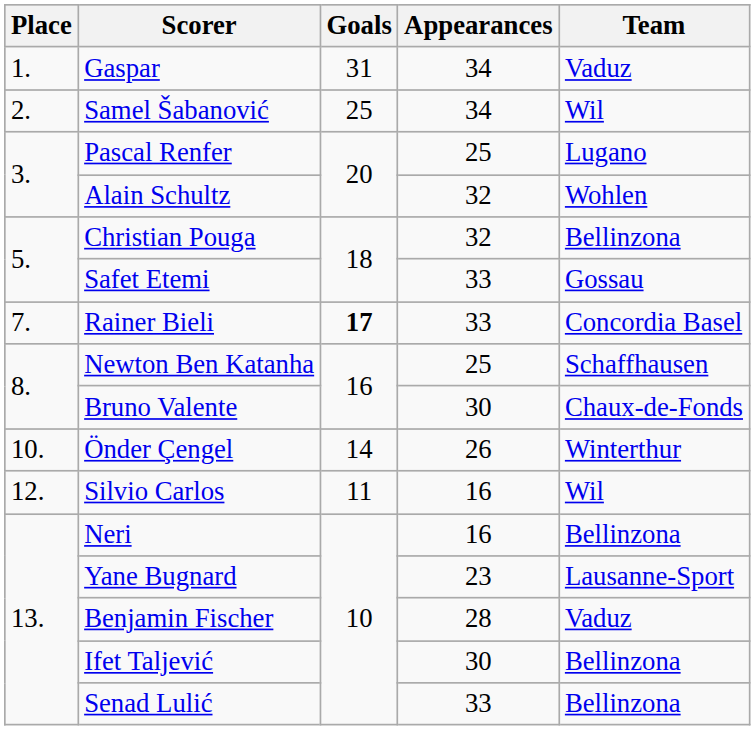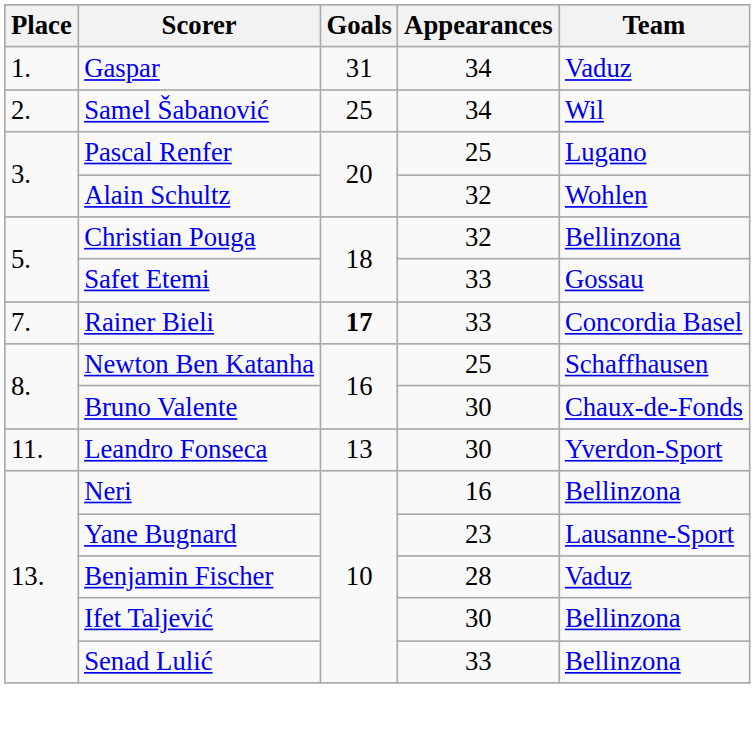- row: (159, 449)
+ row: (176, 449)
- row: (154, 491)
